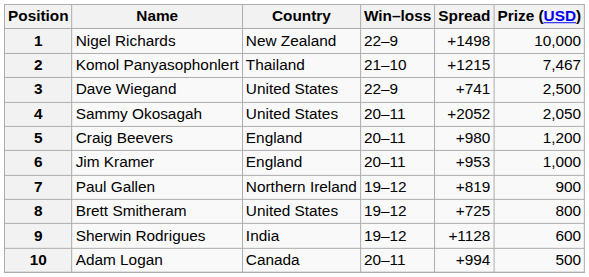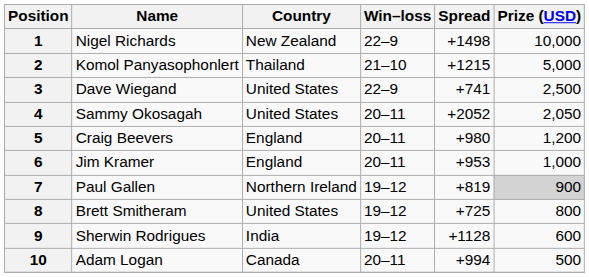(562, 65) 7,467 -> (562, 65) 5,000
(568, 187) no background -> (568, 187) lightgrey background
